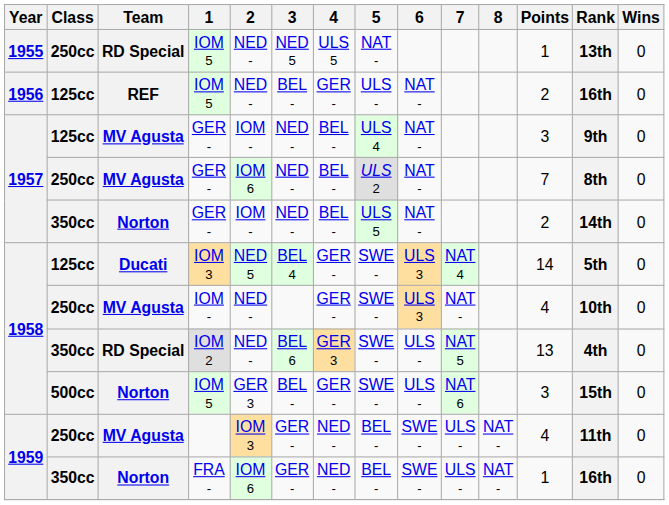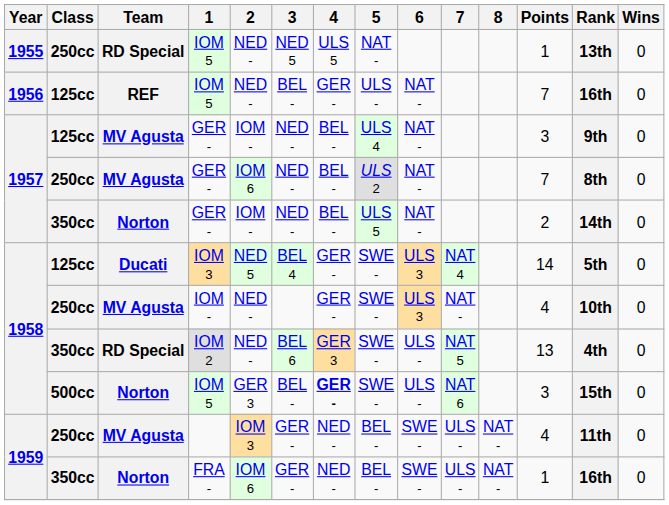(545, 94) 2 -> (545, 94) 7
(334, 393) normal -> (334, 393) bold
